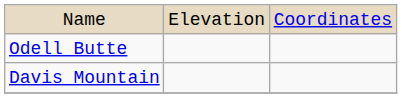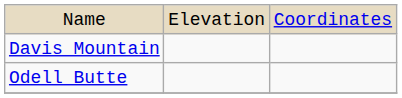rows swapped: (84, 78) <-> (68, 49)
